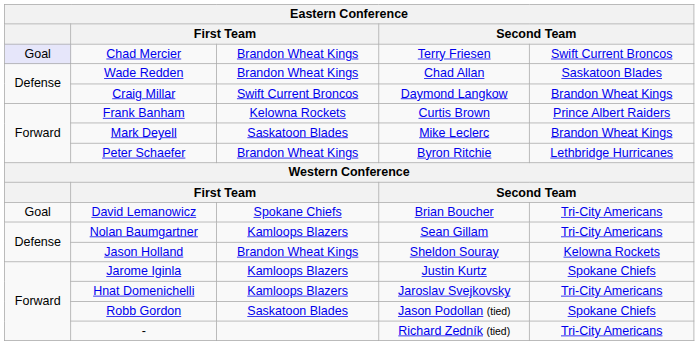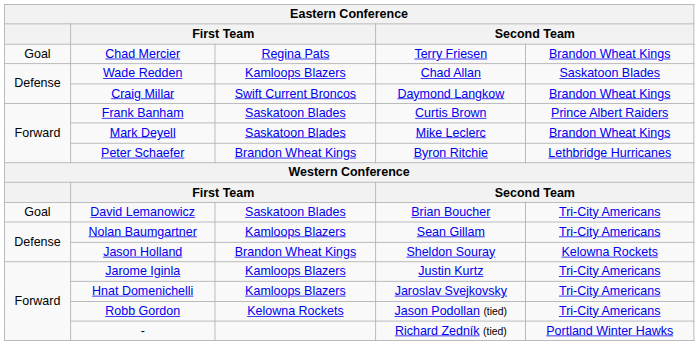(38, 53) lavender background -> (37, 53) no background
(298, 53) Brandon Wheat Kings -> (295, 53) Regina Pats
(612, 53) Swift Current Broncos -> (610, 53) Brandon Wheat Kings
(298, 73) Brandon Wheat Kings -> (295, 73) Kamloops Blazers
(298, 113) Kelowna Rockets -> (295, 113) Saskatoon Blades
(298, 212) Spokane Chiefs -> (295, 212) Saskatoon Blades
(612, 271) Spokane Chiefs -> (610, 271) Tri-City Americans
(298, 311) Saskatoon Blades -> (295, 311) Kelowna Rockets
(612, 311) Spokane Chiefs -> (610, 311) Tri-City Americans
(612, 331) Tri-City Americans -> (610, 331) Portland Winter Hawks
